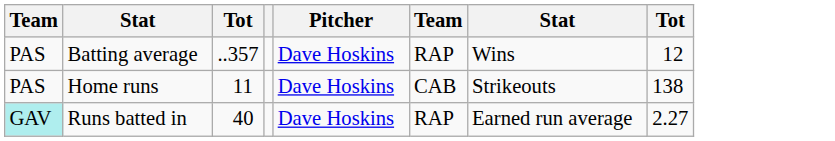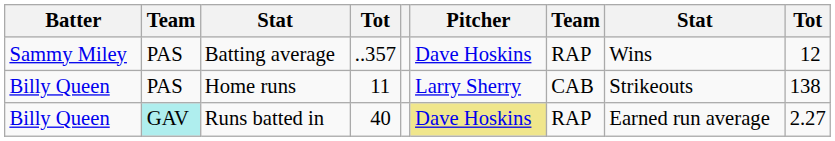+ column: (73, 20)
(336, 86) Dave Hoskins -> (468, 86) Larry Sherry
(336, 119) no background -> (473, 119) khaki background
